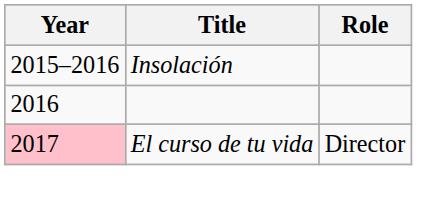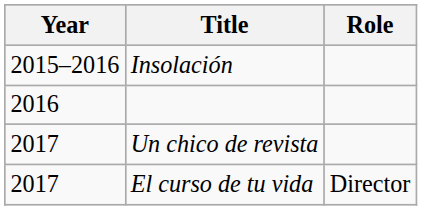+ row: (225, 144)
(35, 144) pink background -> (35, 184) no background
